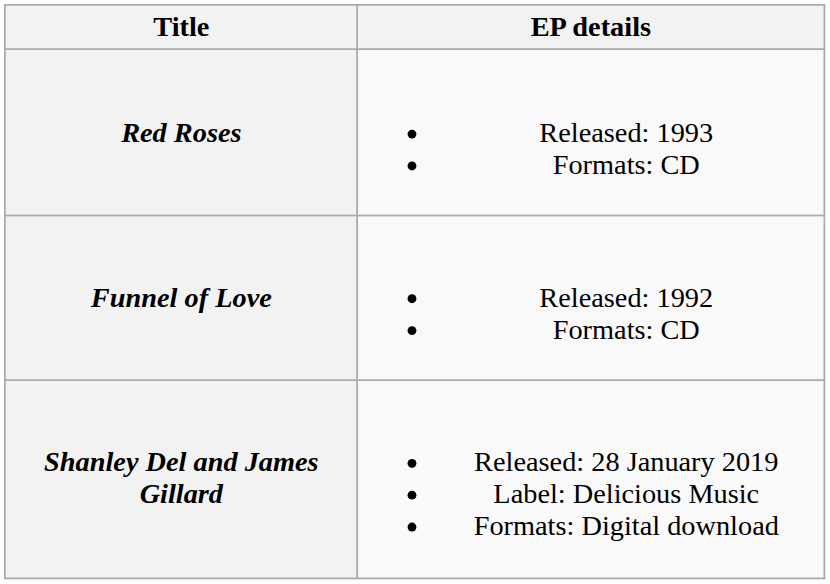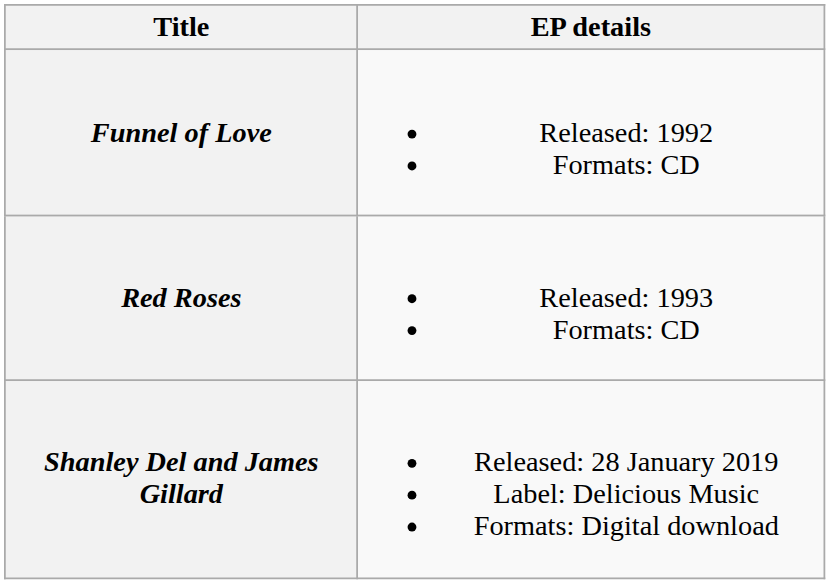rows swapped: (181, 297) <-> (181, 132)
